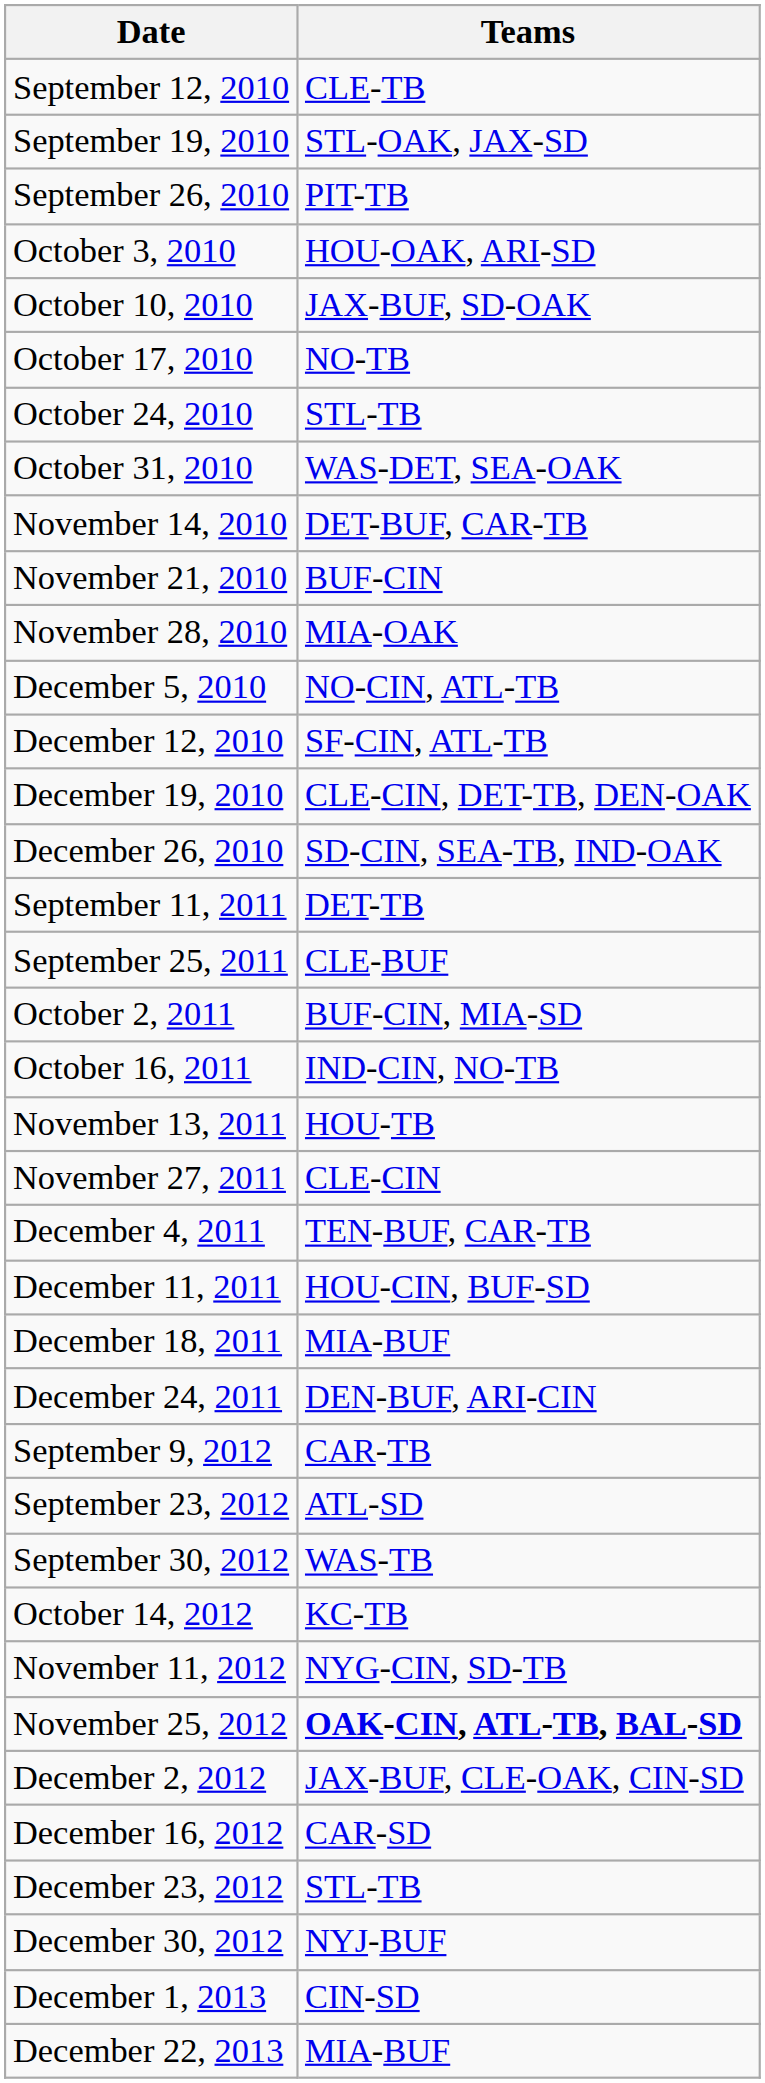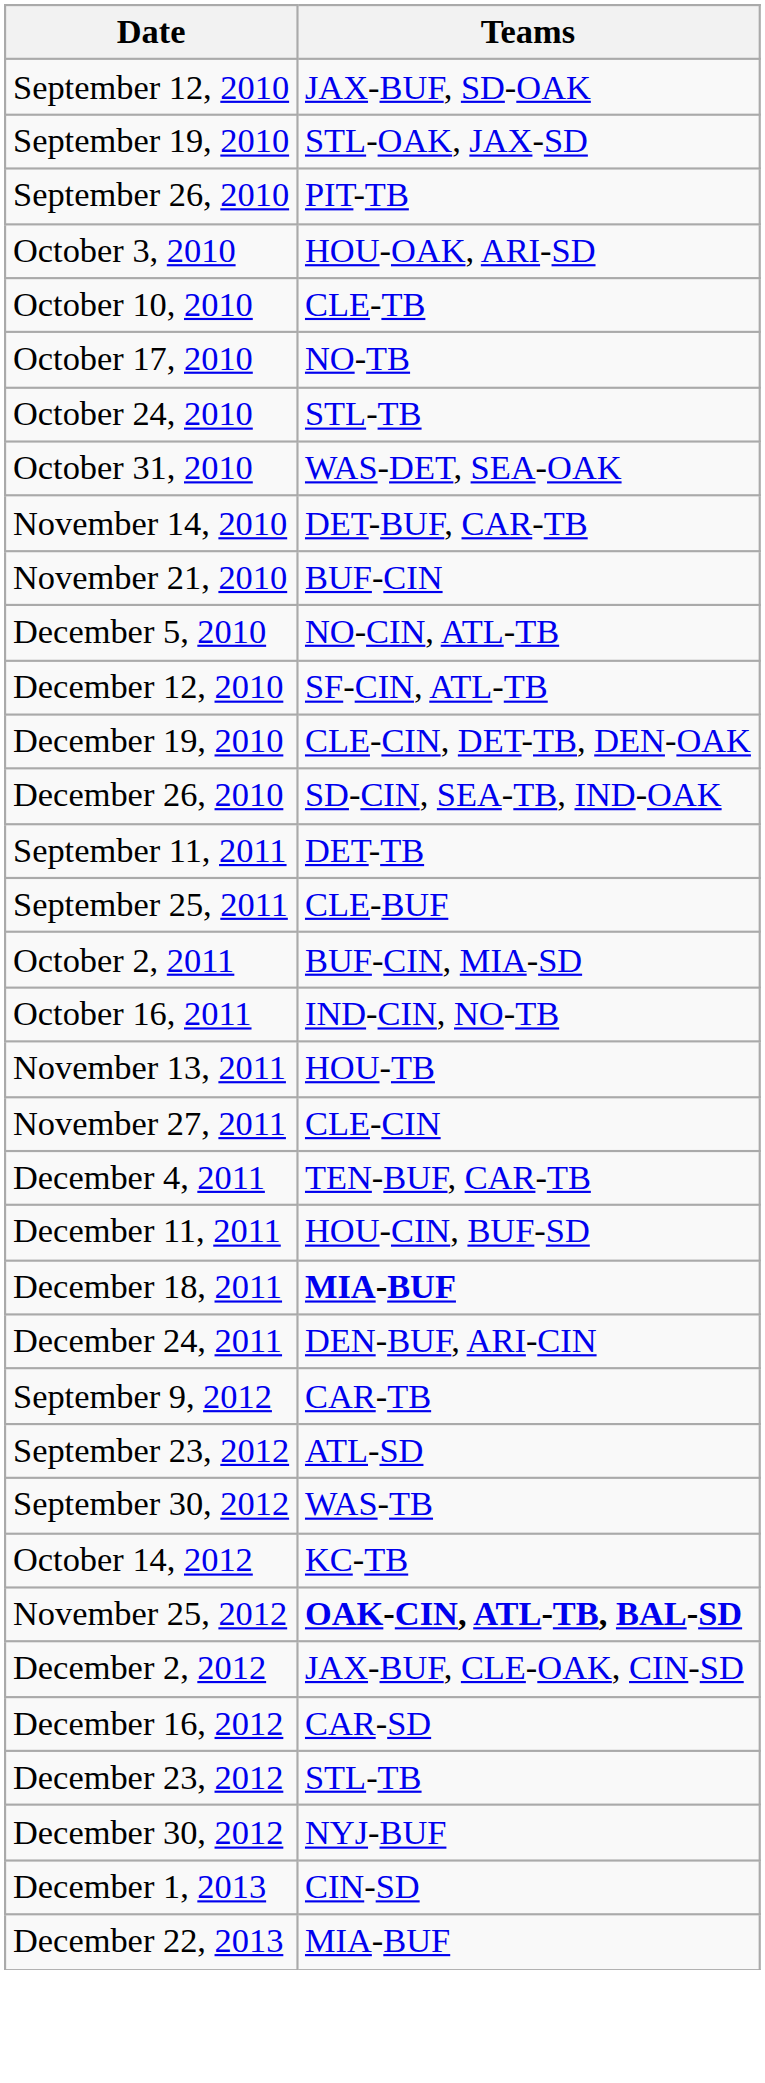(365, 86) CLE-TB -> (448, 86) JAX-BUF, SD-OAK
(448, 304) JAX-BUF, SD-OAK -> (365, 304) CLE-TB
- row: (150, 631)
(378, 1341) normal -> (380, 1286) bold
- row: (149, 1668)
